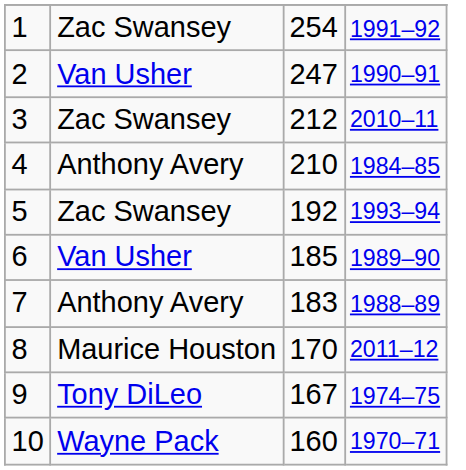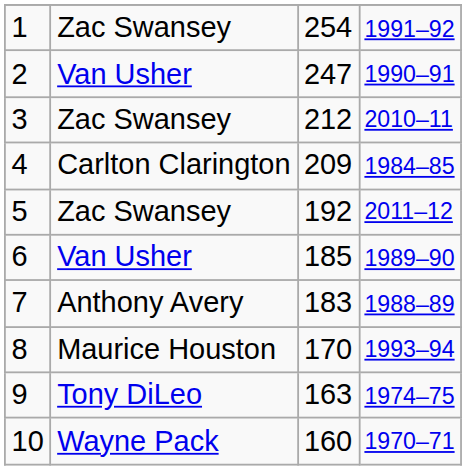(150, 165) Anthony Avery -> (174, 165) Carlton Clarington
(314, 165) 210 -> (328, 165) 209
(395, 212) 1993–94 -> (409, 212) 2011–12
(394, 349) 2011–12 -> (410, 349) 1993–94
(314, 394) 167 -> (328, 394) 163
